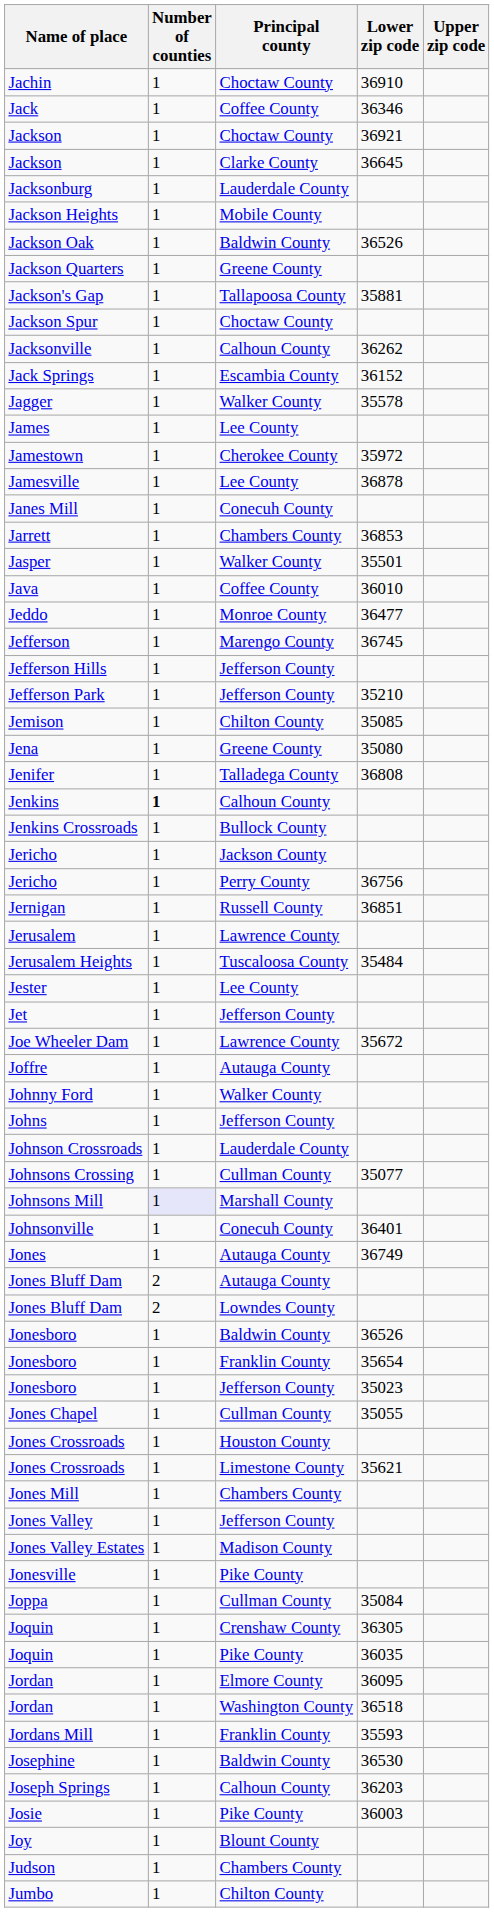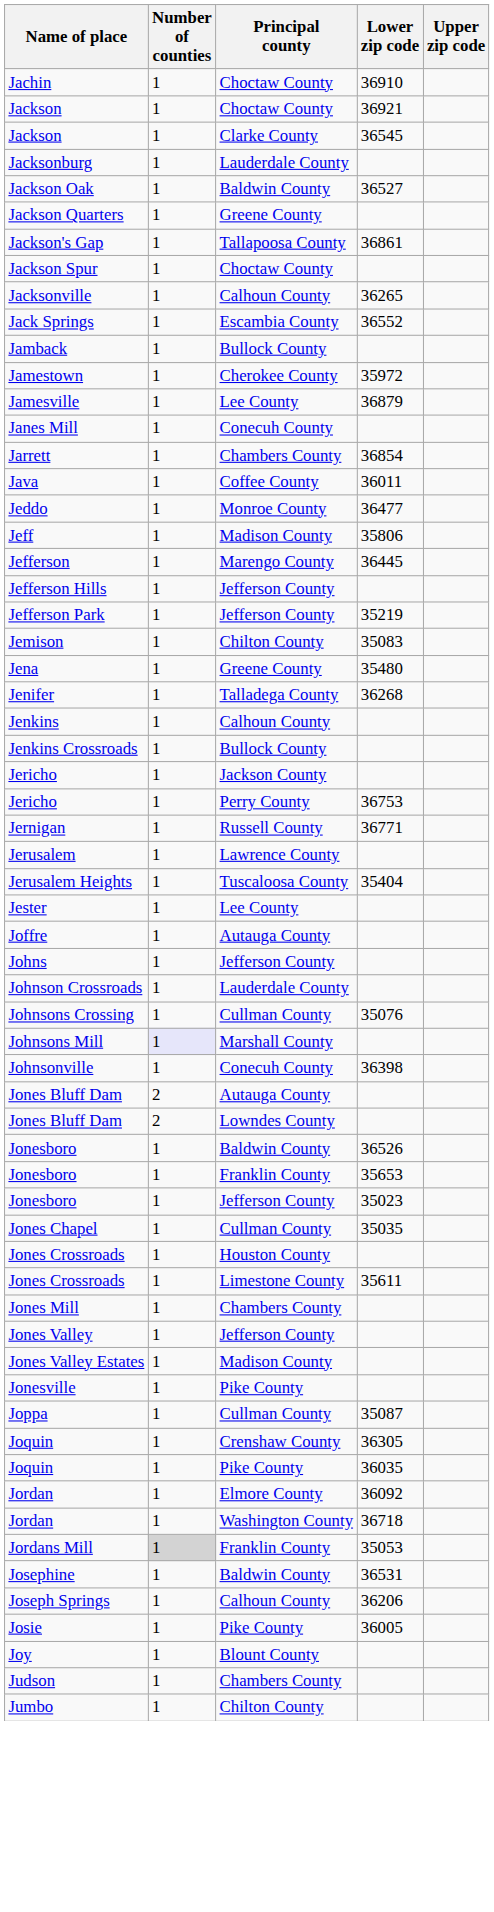- row: (23, 108)
(382, 162) 36645 -> (382, 135) 36545
- row: (63, 215)
(382, 242) 36526 -> (382, 188) 36527
(382, 295) 35881 -> (382, 242) 36861
(382, 348) 36262 -> (382, 295) 36265
(382, 375) 36152 -> (382, 322) 36552
- row: (30, 401)
+ row: (38, 348)
- row: (29, 428)
(382, 481) 36878 -> (382, 401) 36879
(382, 535) 36853 -> (382, 455) 36854
- row: (29, 561)
(382, 588) 36010 -> (382, 481) 36011
+ row: (21, 535)
(382, 641) 36745 -> (382, 561) 36445
(382, 695) 35210 -> (382, 615) 35219
(382, 721) 35085 -> (382, 641) 35083
(382, 748) 35080 -> (382, 668) 35480
(382, 775) 36808 -> (382, 695) 36268
(156, 801) bold -> (156, 721) normal
(382, 881) 36756 -> (382, 801) 36753
(382, 908) 36851 -> (382, 828) 36771
(382, 961) 35484 -> (382, 881) 35404
- row: (18, 1014)
- row: (68, 1041)
- row: (51, 1094)
(382, 1174) 35077 -> (382, 1014) 35076
(382, 1227) 36401 -> (382, 1068) 36398
- row: (27, 1254)
(382, 1361) 35654 -> (382, 1174) 35653
(382, 1414) 35055 -> (382, 1227) 35035
(382, 1467) 35621 -> (382, 1281) 35611
(382, 1600) 35084 -> (382, 1414) 35087
(382, 1680) 36095 -> (382, 1494) 36092
(382, 1707) 36518 -> (382, 1521) 36718
(156, 1734) no background -> (156, 1547) lightgrey background
(382, 1734) 35593 -> (382, 1547) 35053
(382, 1760) 36530 -> (382, 1574) 36531
(382, 1787) 36203 -> (382, 1600) 36206
(382, 1814) 36003 -> (382, 1627) 36005
